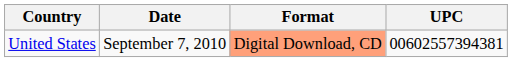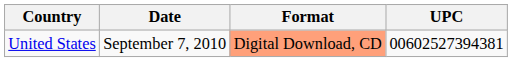(447, 43) 00602557394381 -> (447, 43) 00602527394381
